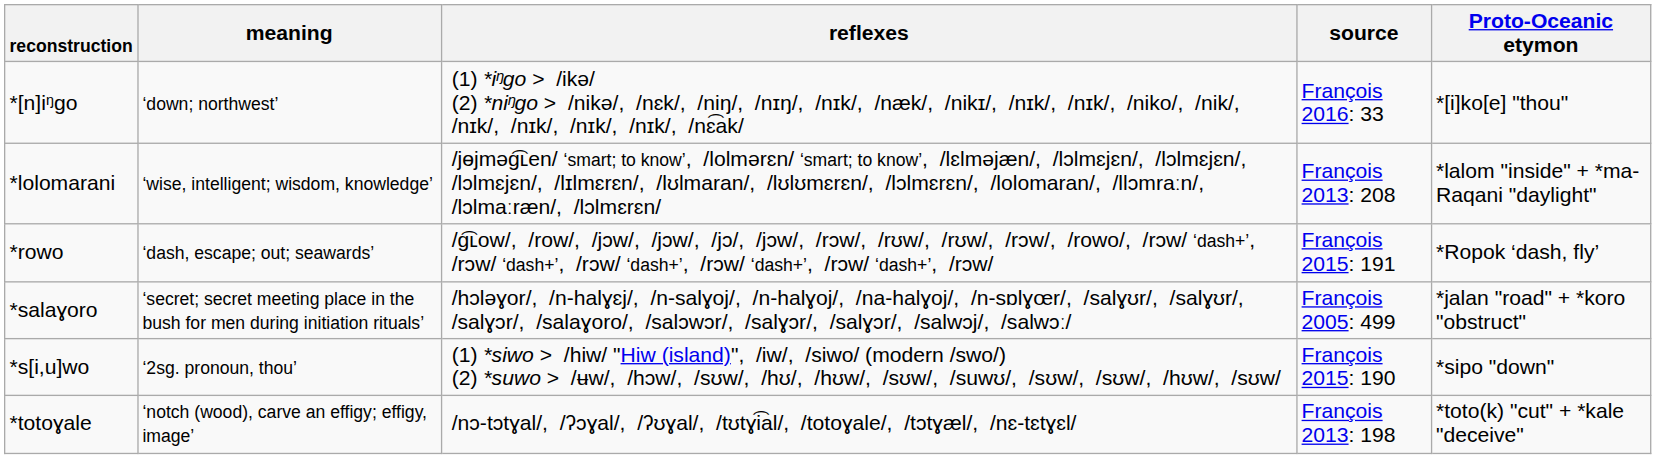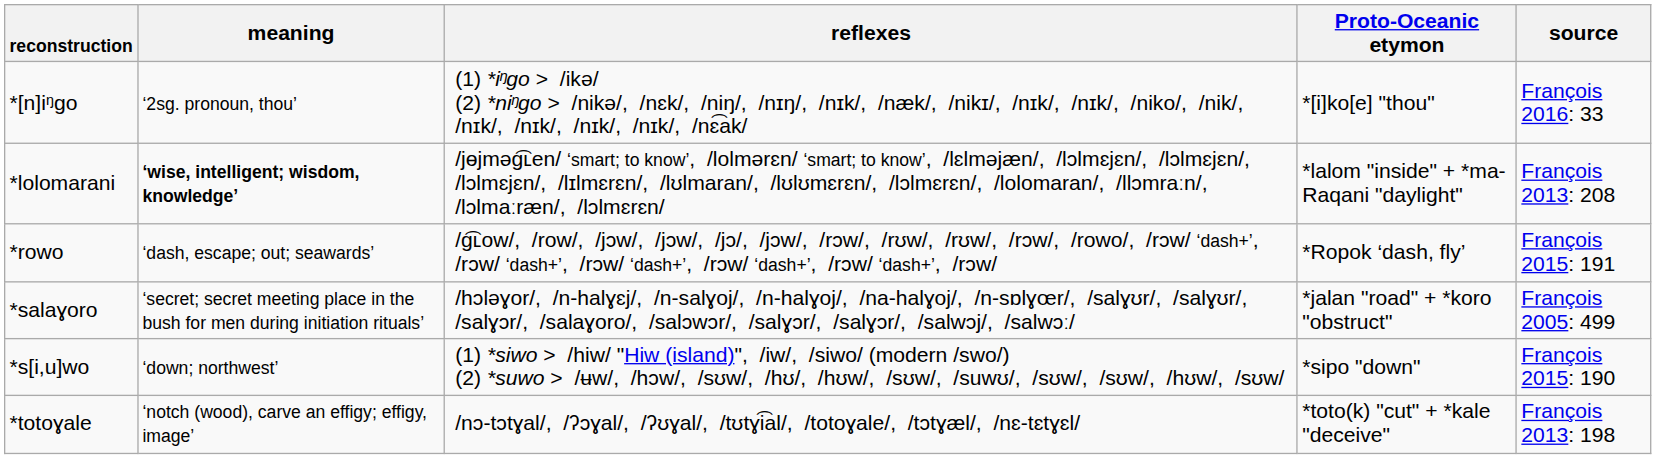columns swapped: (1541, 33) <-> (1364, 33)
(210, 103) ‘down; northwest’ -> (220, 103) ‘2sg. pronoun, thou’
(288, 184) normal -> (251, 183) bold
(220, 368) ‘2sg. pronoun, thou’ -> (210, 368) ‘down; northwest’
